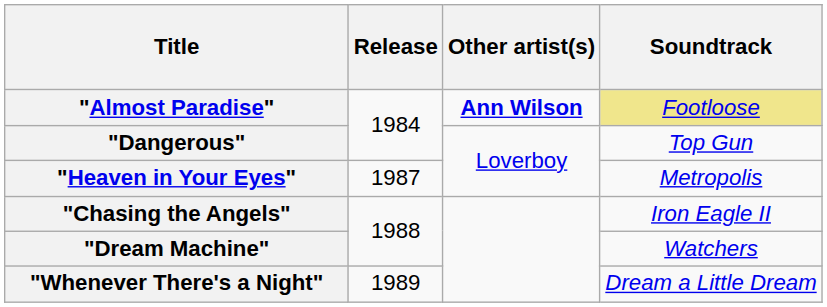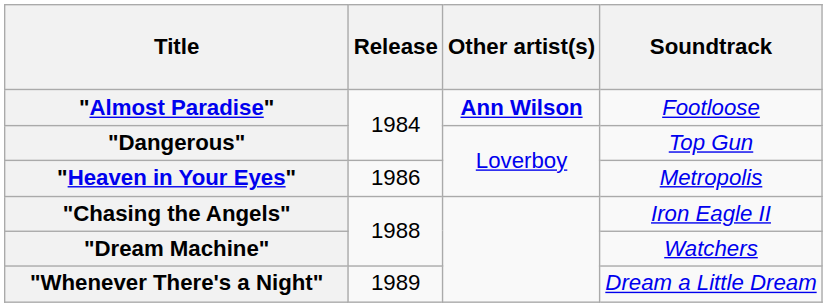(711, 107) khaki background -> (711, 107) no background
(396, 177) 1987 -> (396, 177) 1986
